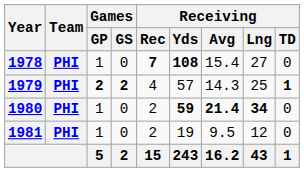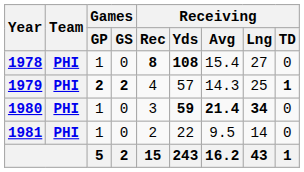(153, 63) 7 -> (153, 63) 8
(153, 109) 2 -> (153, 109) 3
(185, 133) 19 -> (185, 133) 22
(259, 133) 12 -> (259, 133) 14
